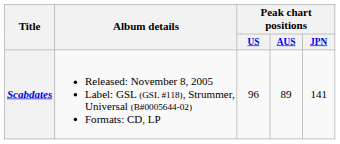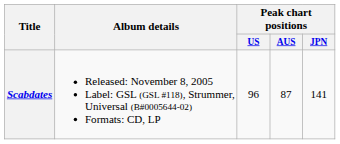(286, 94) 89 -> (286, 94) 87
